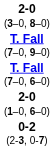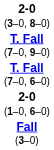+ row: (27, 133)
- row: (27, 133)
